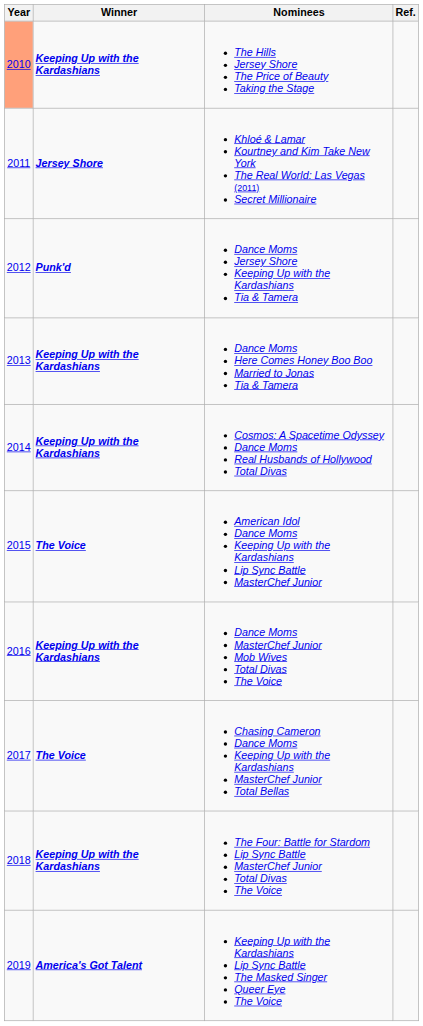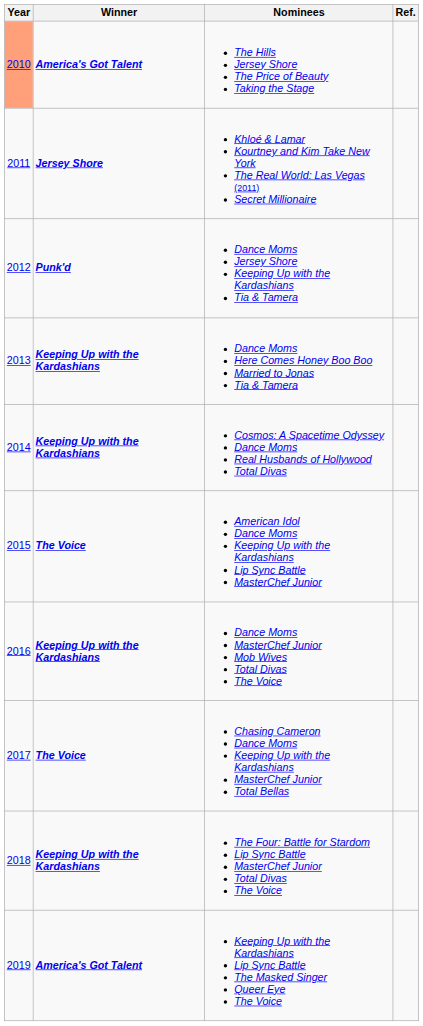(87, 64) Keeping Up with the Kardashians -> (89, 64) America's Got Talent
